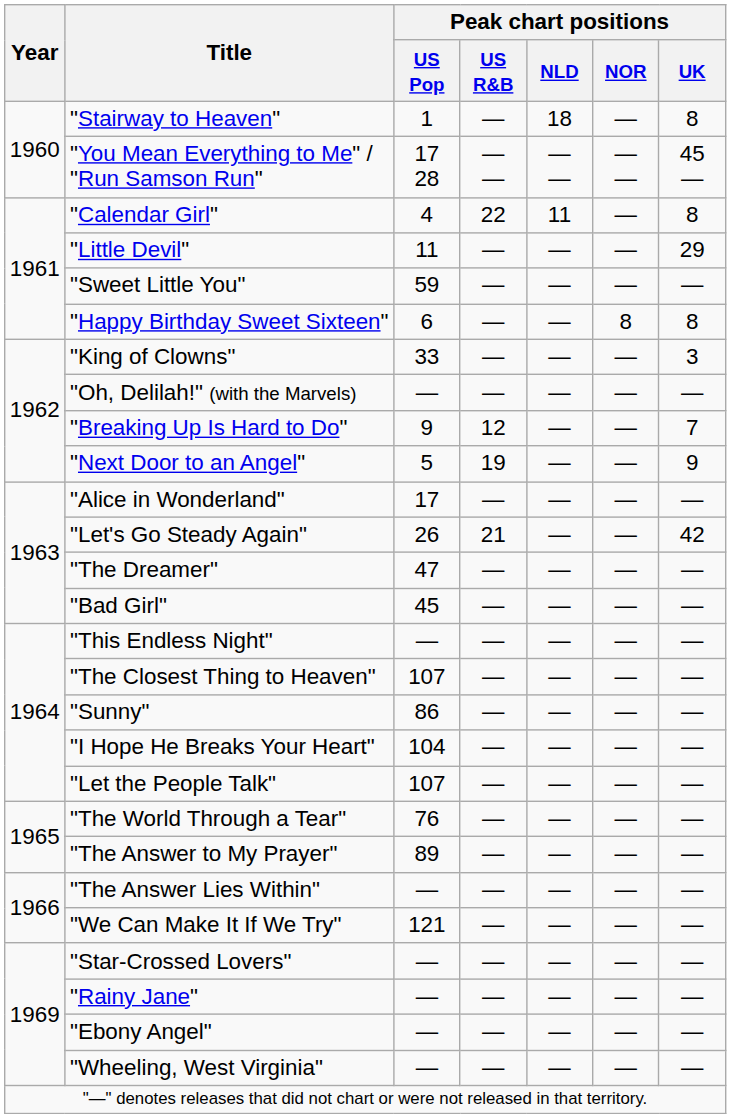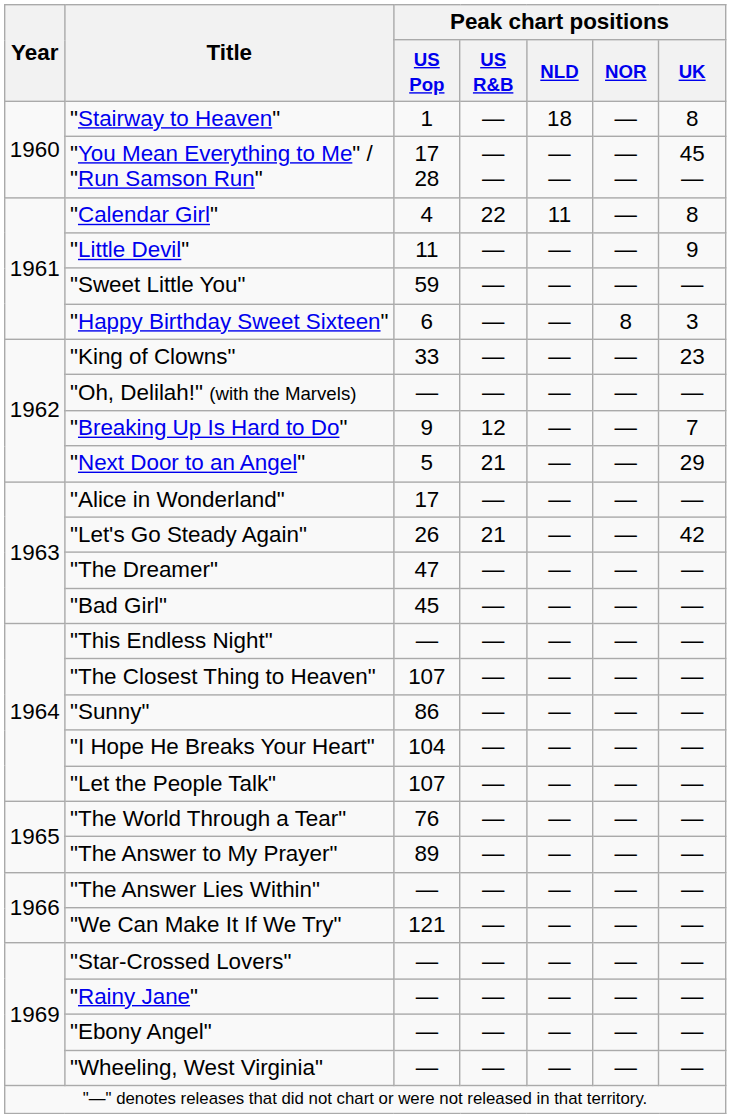(692, 250) 29 -> (692, 250) 9
(692, 321) 8 -> (692, 321) 3
(692, 356) 3 -> (692, 356) 23
(493, 463) 19 -> (493, 463) 21
(692, 463) 9 -> (692, 463) 29
